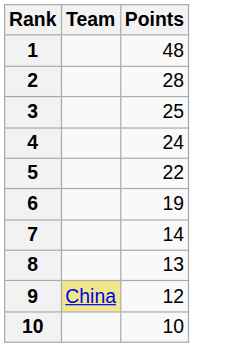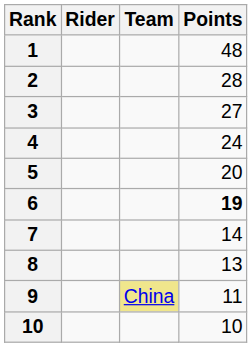+ column: (90, 19)
(173, 111) 25 -> (232, 111) 27
(173, 173) 22 -> (232, 173) 20
(173, 204) normal -> (232, 204) bold
(173, 296) 12 -> (232, 296) 11
